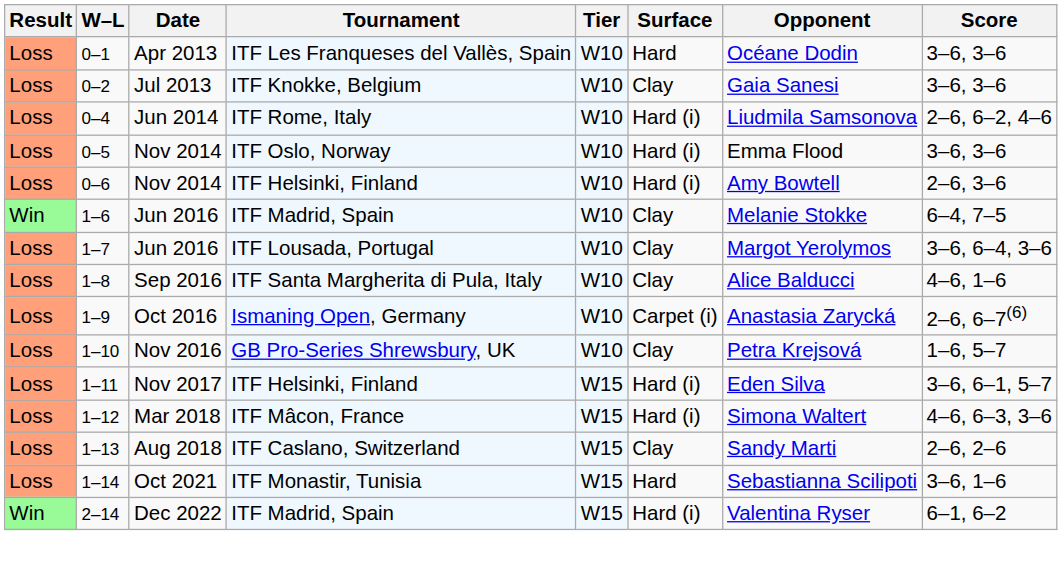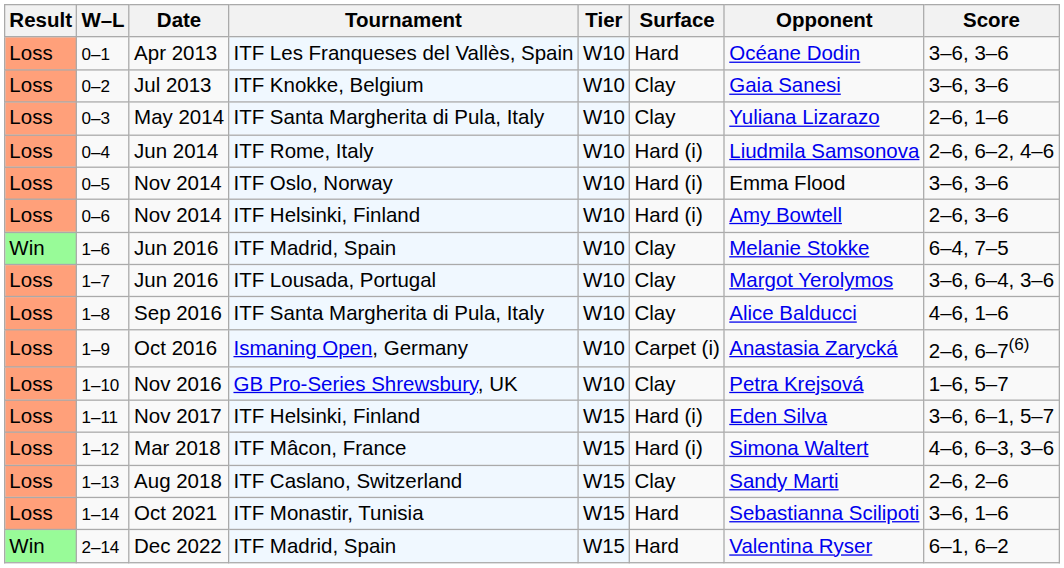+ row: (96, 119)
(666, 513) Hard (i) -> (657, 545) Hard
